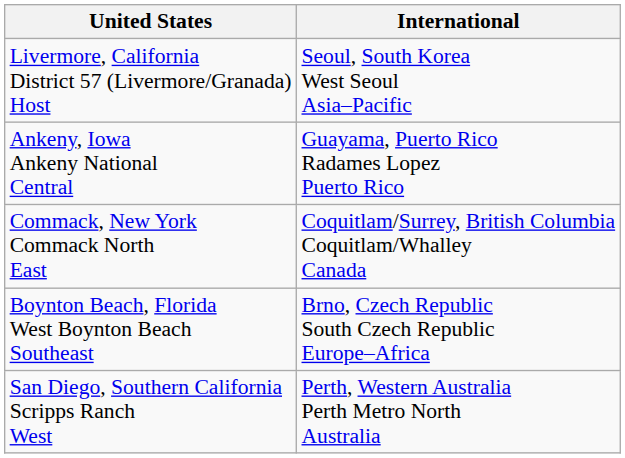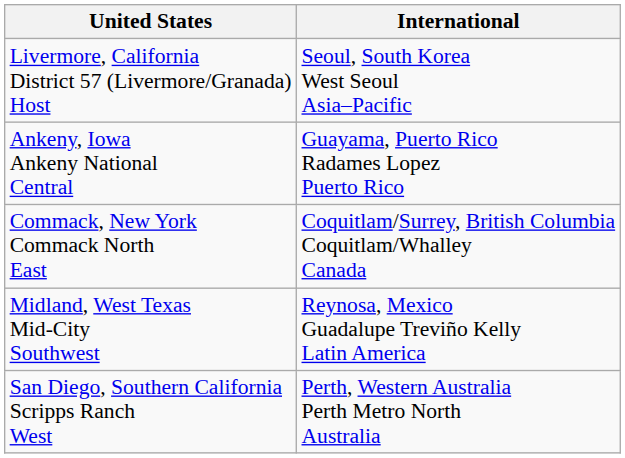- row: (113, 328)
+ row: (100, 328)
